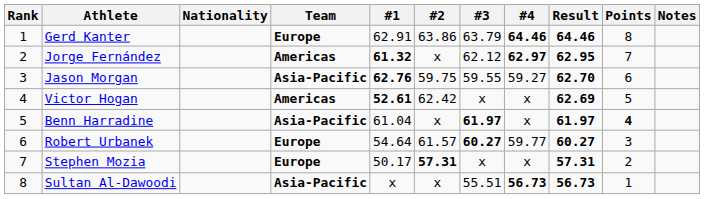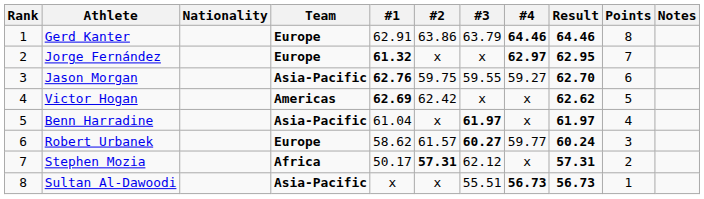(305, 57) Americas -> (297, 57) Europe
(482, 57) 62.12 -> (482, 57) x
(392, 99) 52.61 -> (392, 99) 62.69
(576, 99) 62.69 -> (576, 99) 62.62
(628, 120) bold -> (628, 120) normal
(392, 141) 54.64 -> (392, 141) 58.62
(576, 141) 60.27 -> (576, 141) 60.24
(297, 162) Europe -> (297, 162) Africa
(482, 162) x -> (482, 162) 62.12
